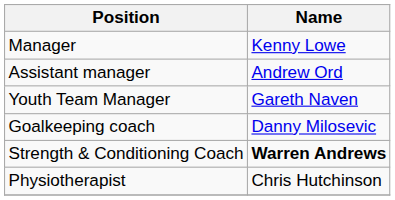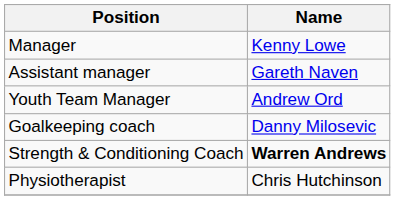(297, 72) Andrew Ord -> (305, 72) Gareth Naven
(305, 99) Gareth Naven -> (297, 99) Andrew Ord
